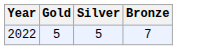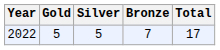+ column: (193, 14)
